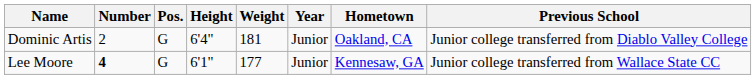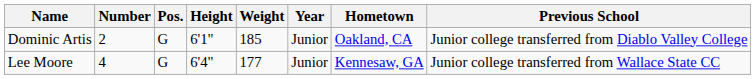(202, 39) 6'4" -> (202, 39) 6'1"
(250, 39) 181 -> (250, 39) 185
(102, 62) bold -> (102, 62) normal
(202, 62) 6'1" -> (202, 62) 6'4"
